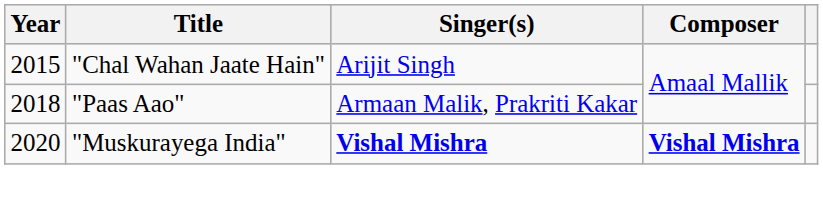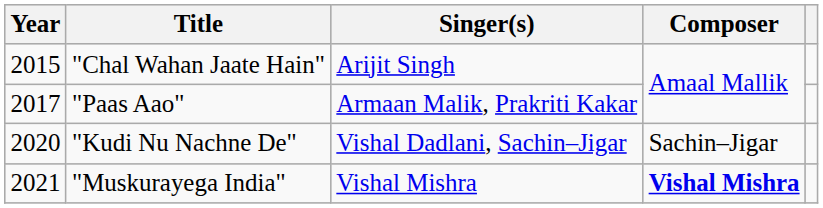(35, 103) 2018 -> (35, 103) 2017
+ row: (184, 143)
(35, 143) 2020 -> (35, 182) 2021
(412, 143) bold -> (407, 182) normal
